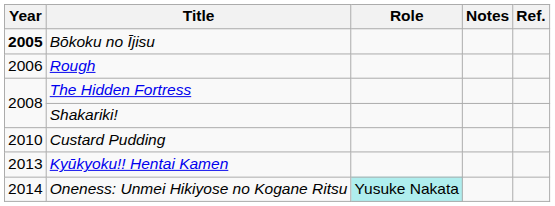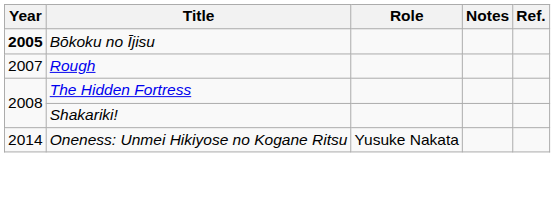(25, 66) 2006 -> (25, 66) 2007
- row: (108, 139)
- row: (139, 164)
(407, 189) paleturquoise background -> (407, 139) no background
